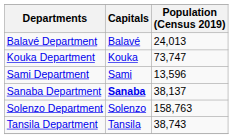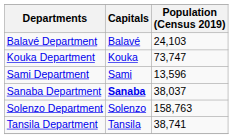(170, 41) 24,013 -> (170, 41) 24,103
(170, 91) 38,137 -> (170, 91) 38,037
(170, 125) 38,743 -> (170, 125) 38,741
